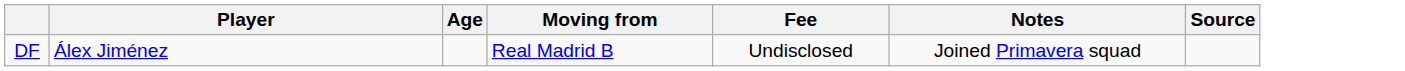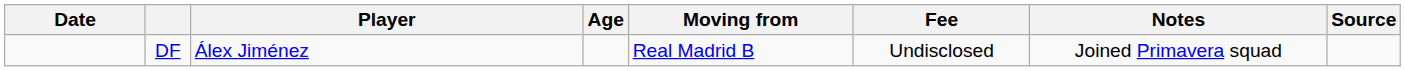+ column: (75, 19)
